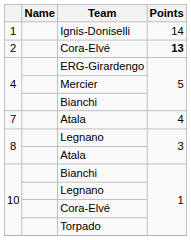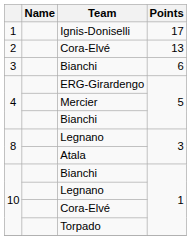(177, 31) 14 -> (177, 31) 17
(177, 48) bold -> (177, 48) normal
+ row: (13, 66)
- row: (13, 119)
